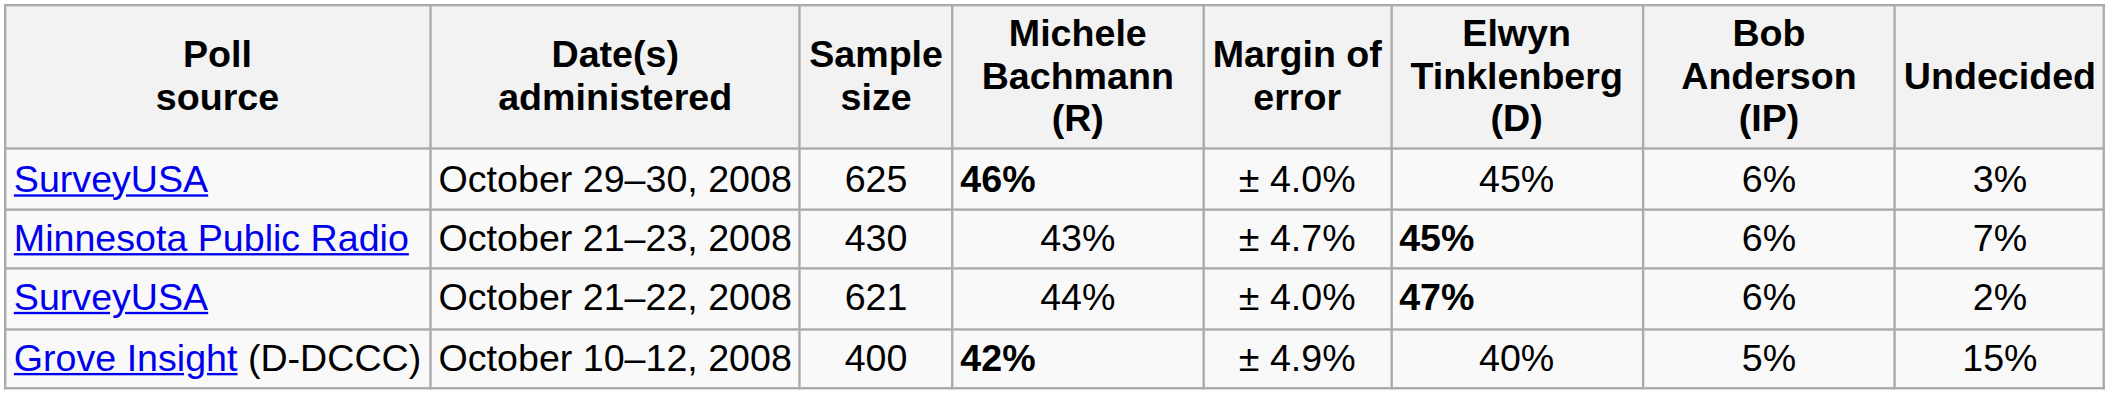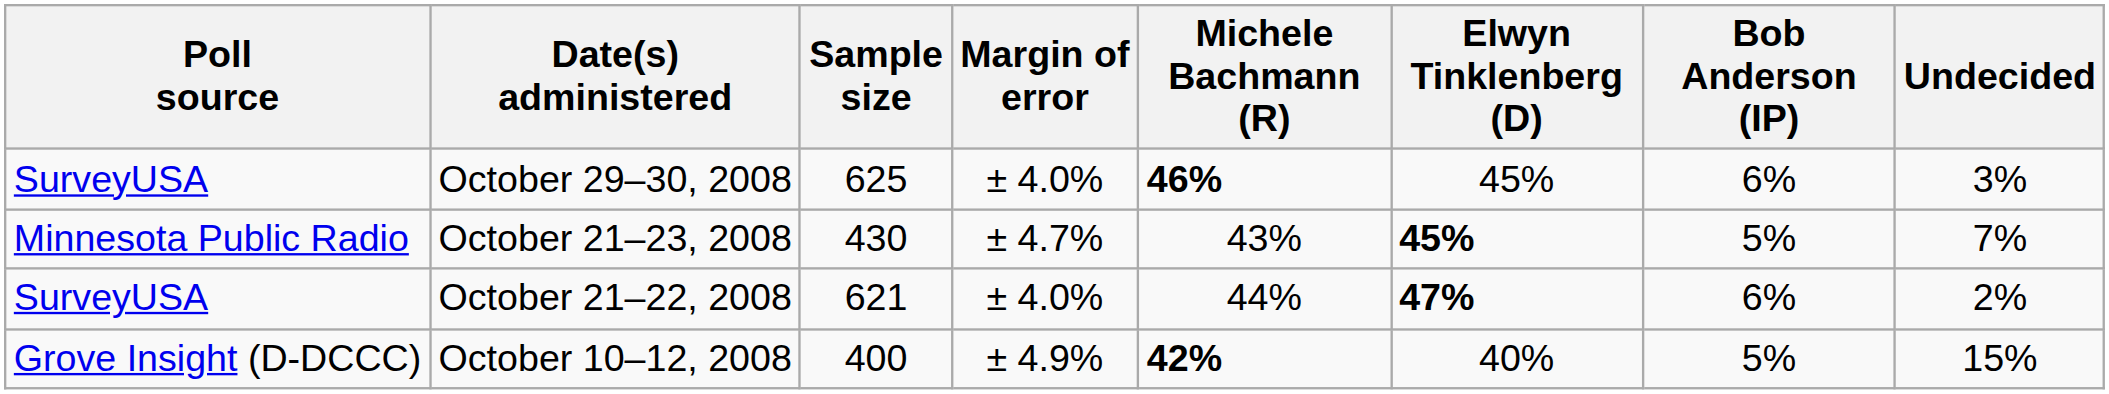columns swapped: (1297, 76) <-> (1078, 76)
(1769, 238) 6% -> (1769, 238) 5%
